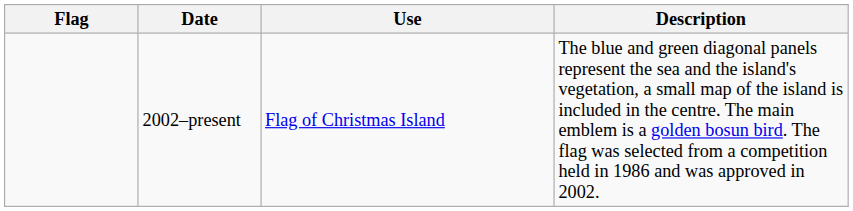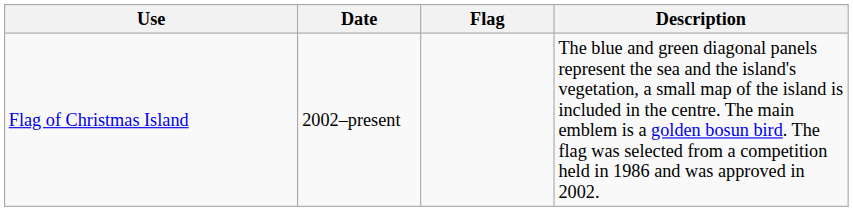columns swapped: (71, 18) <-> (407, 18)
